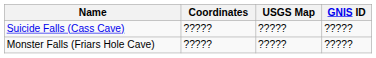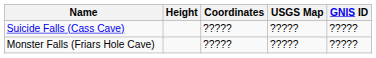+ column: (182, 12)
